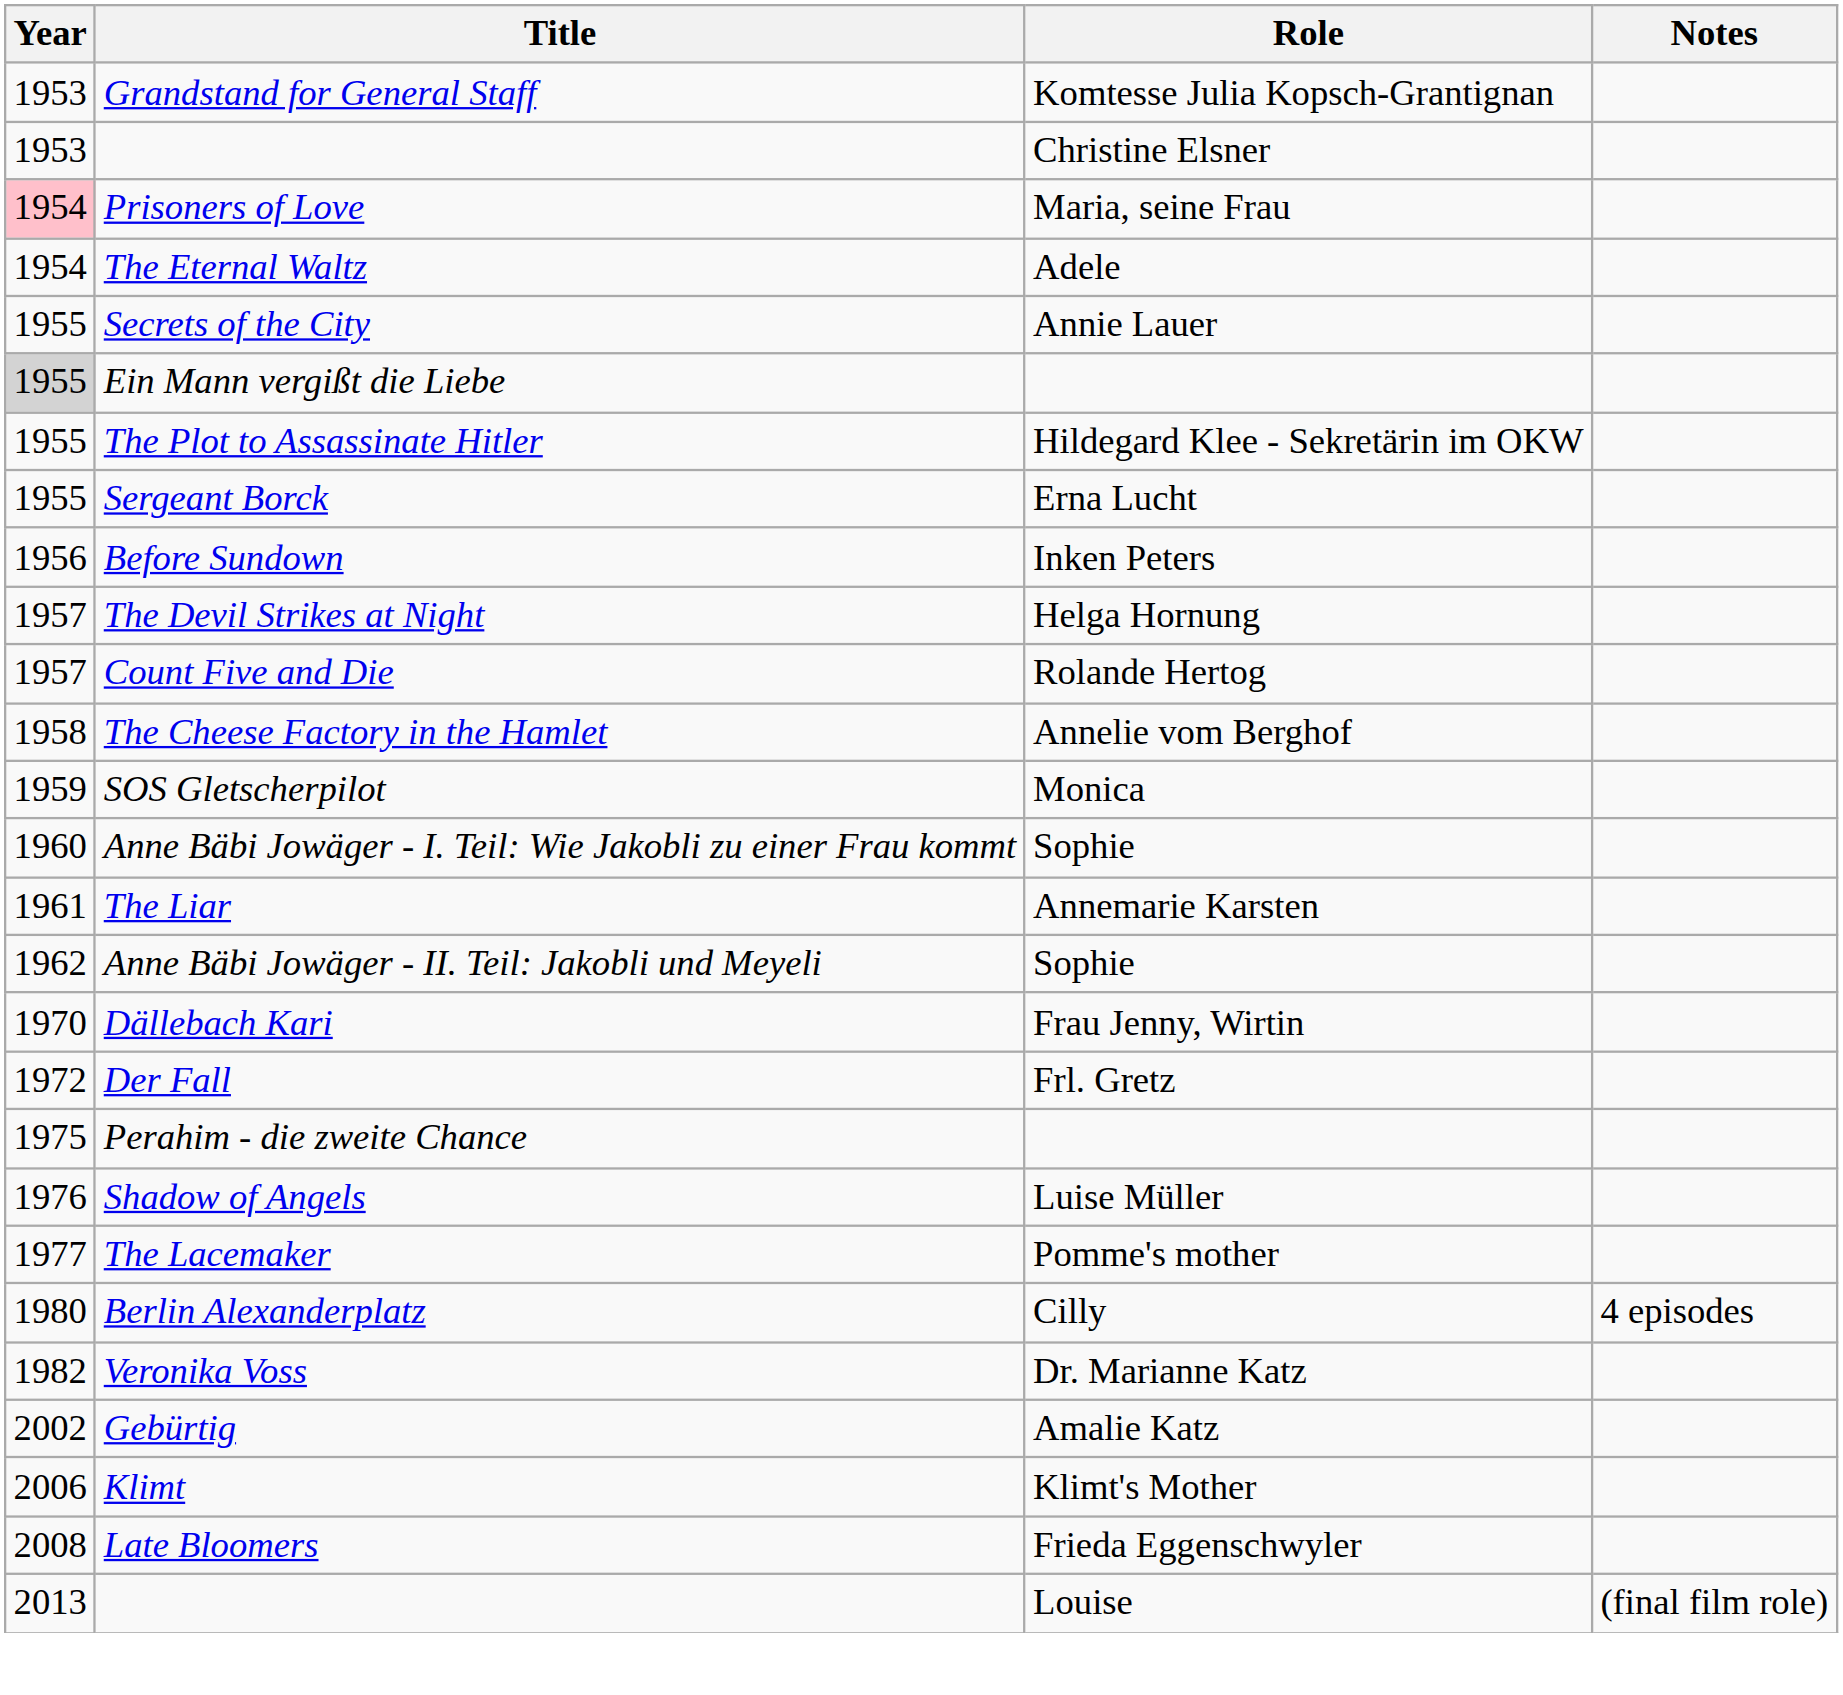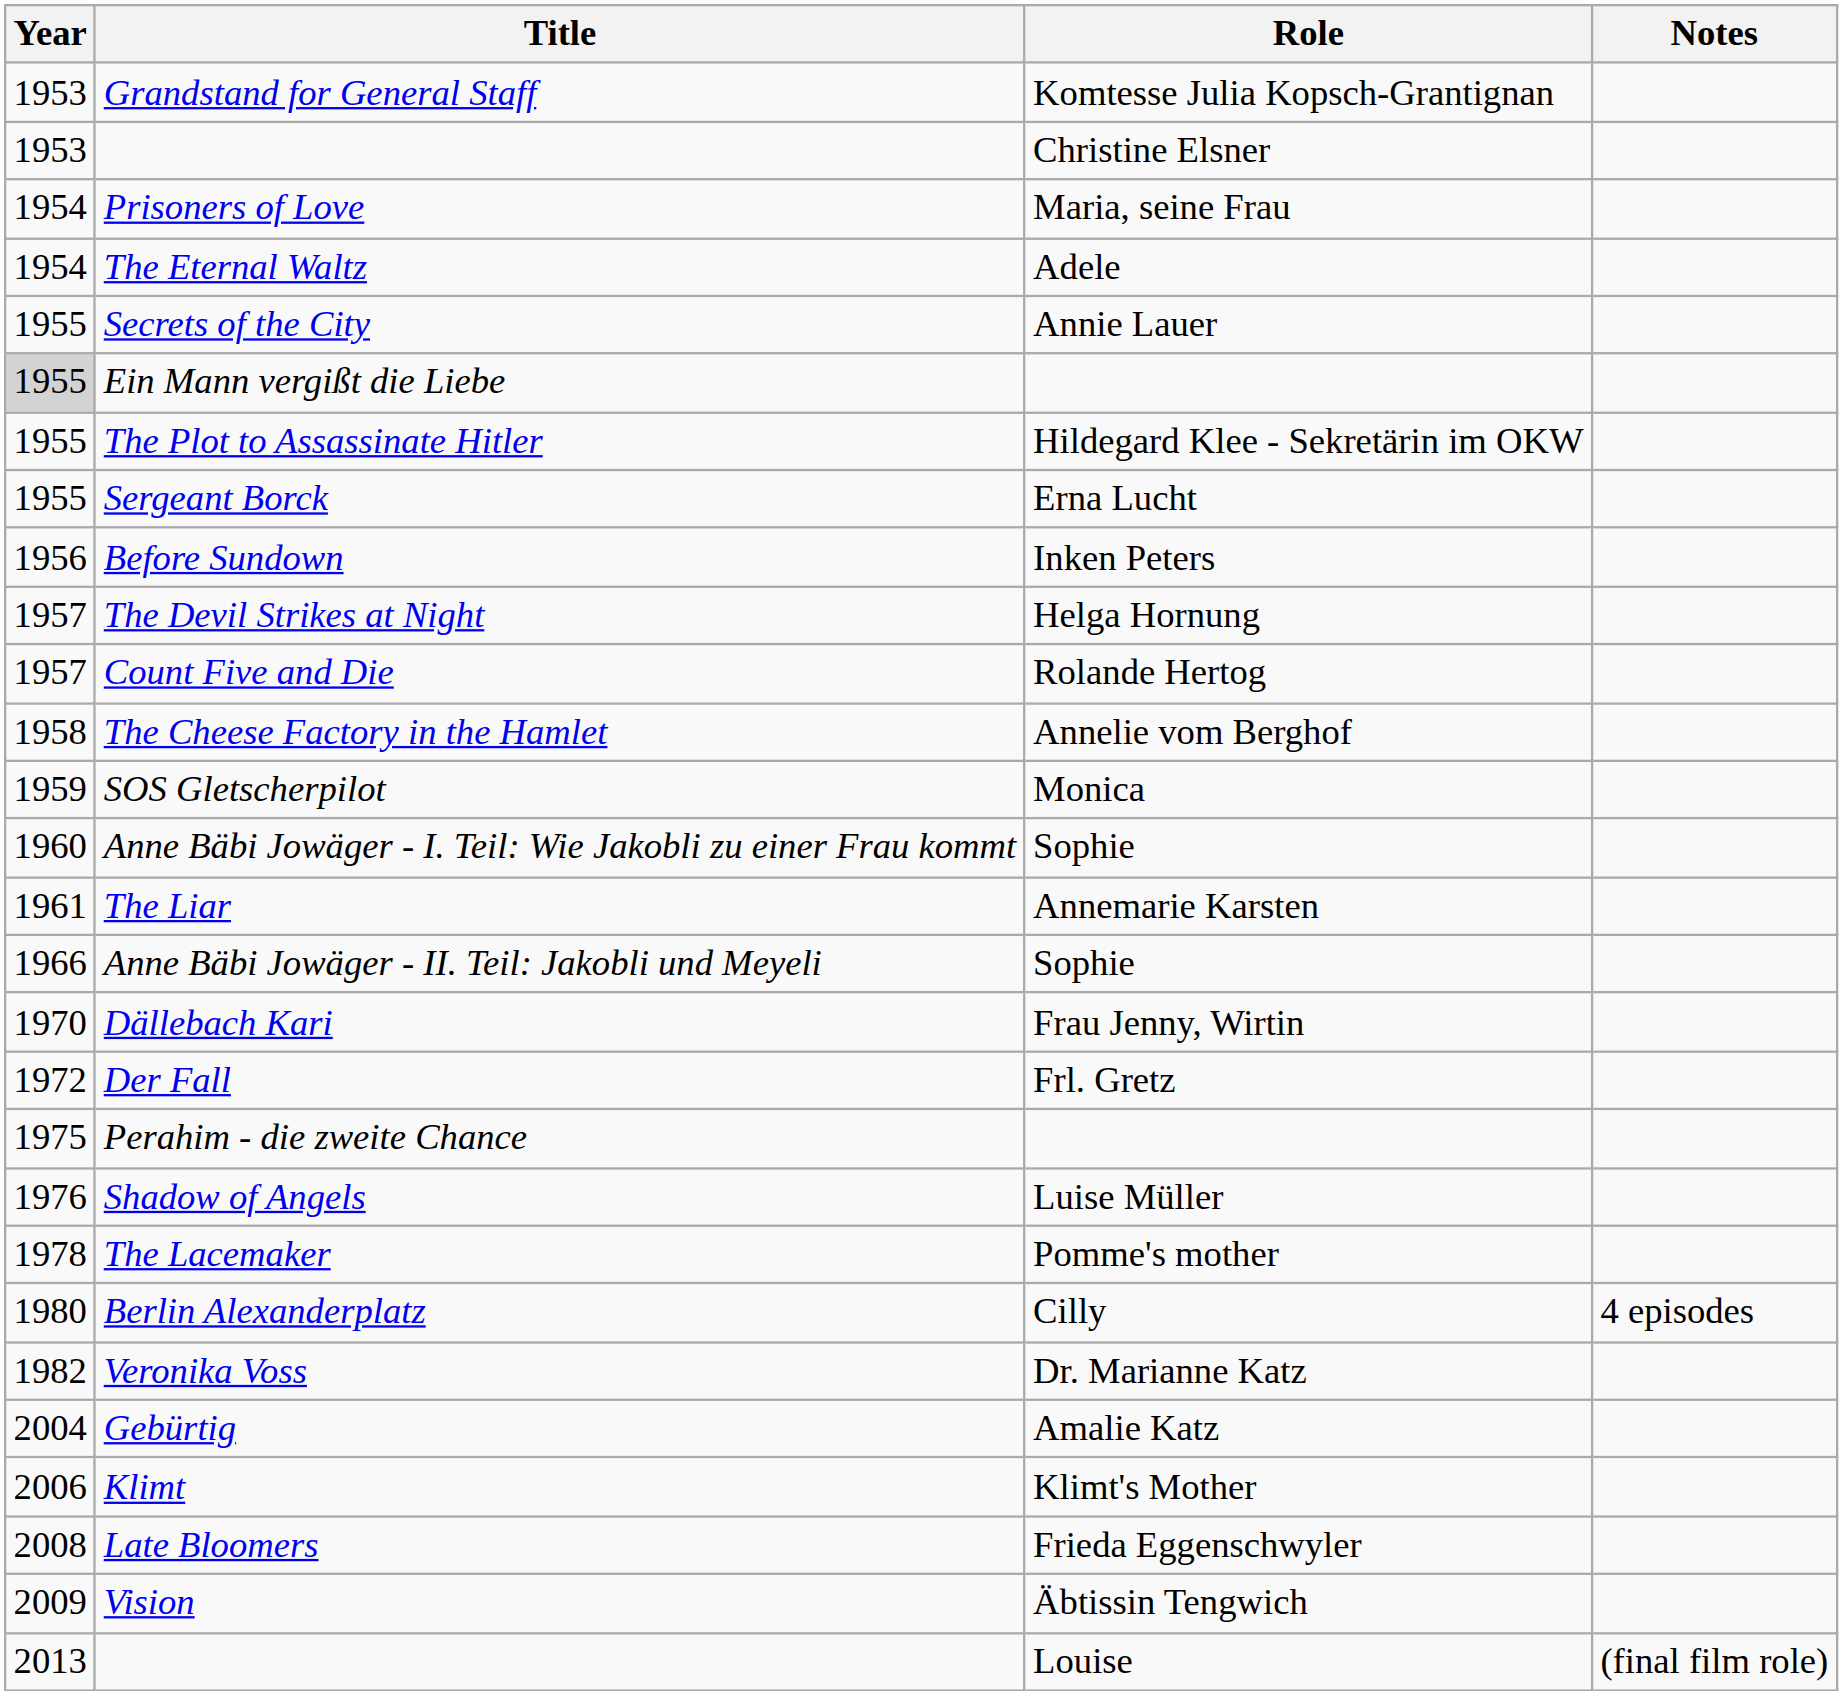(50, 207) pink background -> (50, 207) no background
(50, 963) 1962 -> (50, 963) 1966
(50, 1253) 1977 -> (50, 1253) 1978
(50, 1428) 2002 -> (50, 1428) 2004
+ row: (149, 1602)
